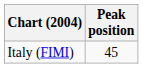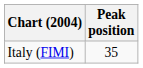(111, 52) 45 -> (111, 52) 35
